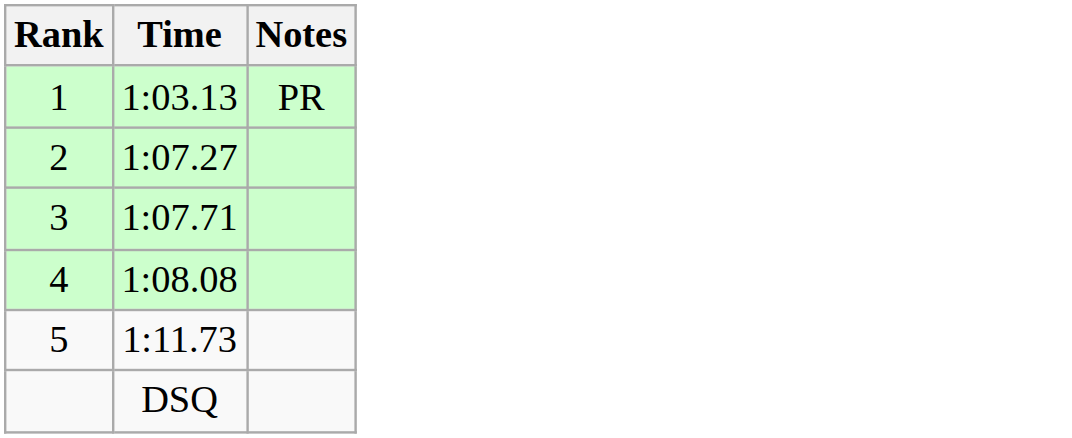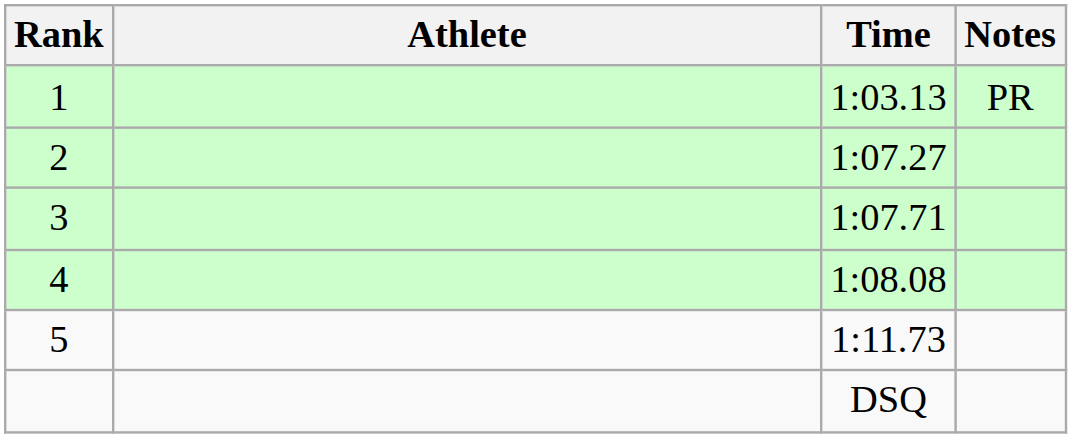+ column: (467, 34)
